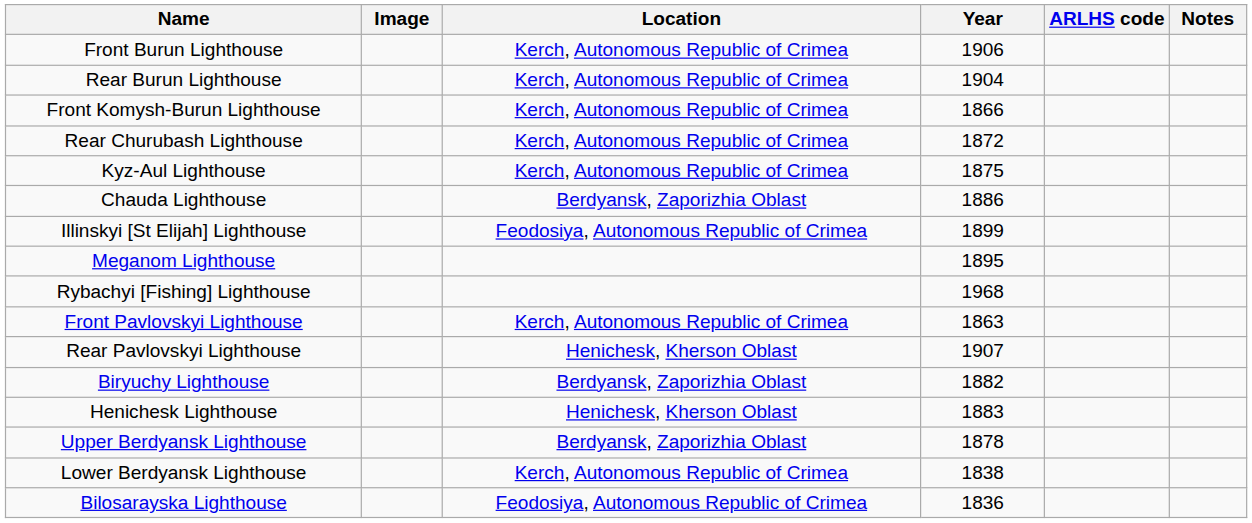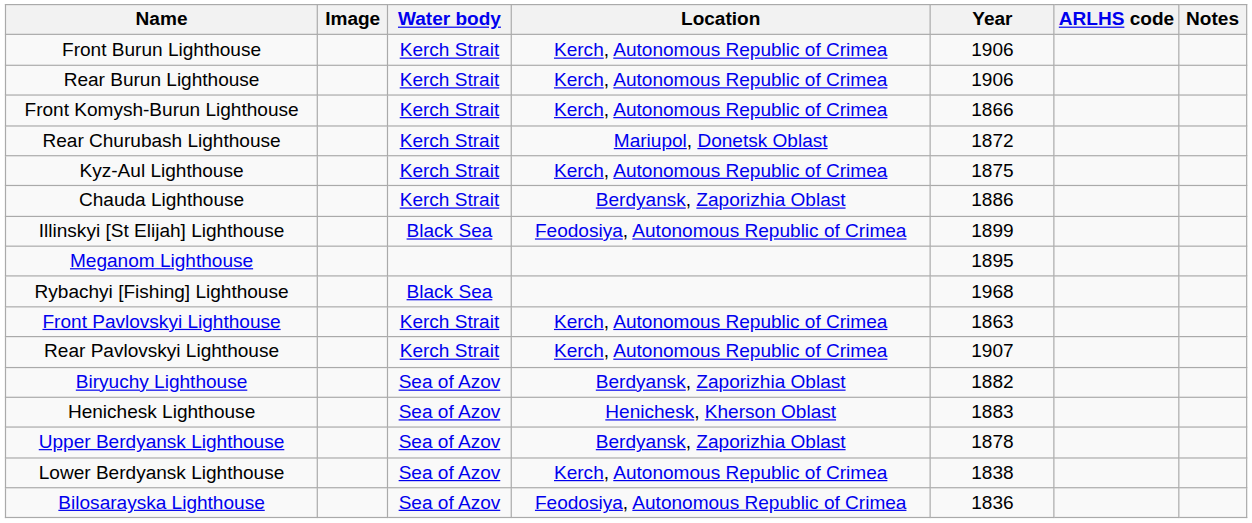+ column: (449, 19)
(983, 79) 1904 -> (992, 79) 1906
(681, 140) Kerch, Autonomous Republic of Crimea -> (721, 140) Mariupol, Donetsk Oblast
(681, 351) Henichesk, Kherson Oblast -> (721, 351) Kerch, Autonomous Republic of Crimea
